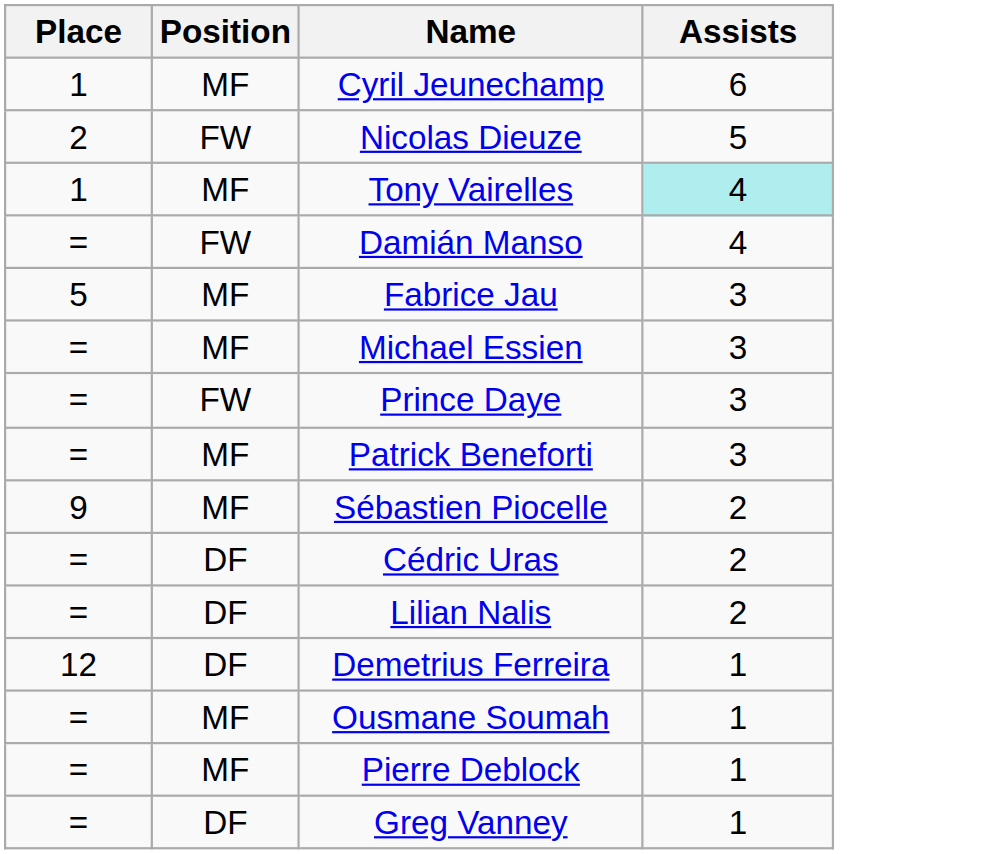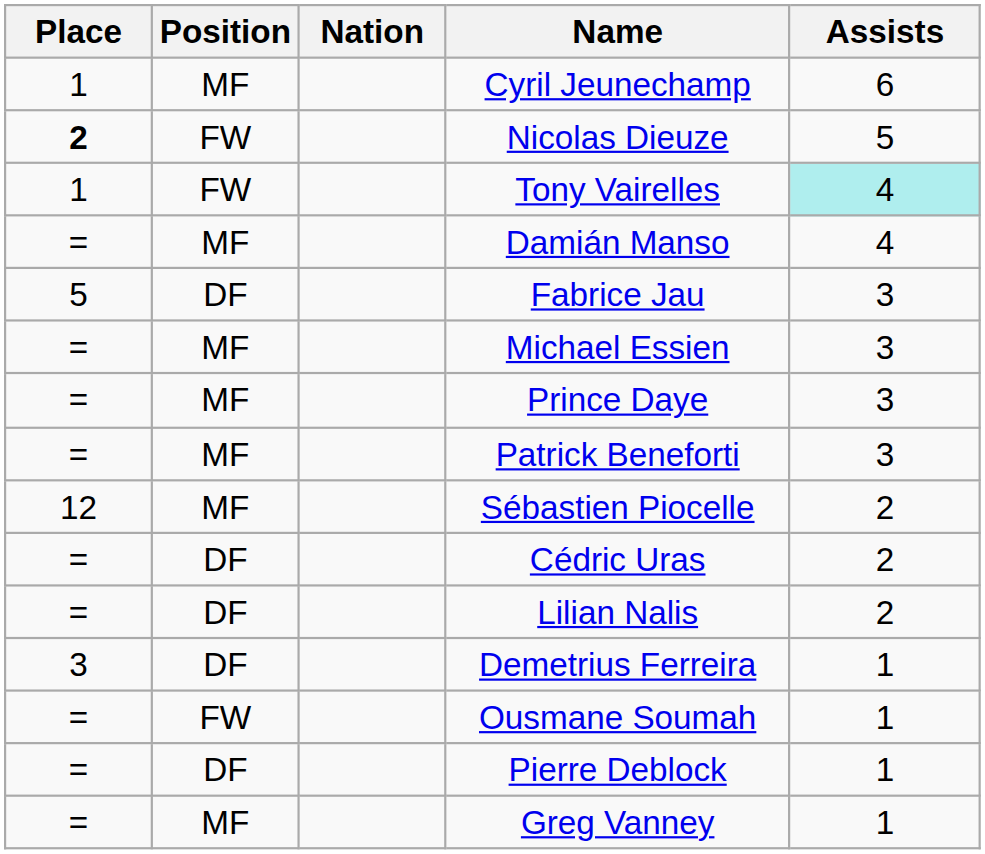+ column: (372, 32)
(79, 137) normal -> (79, 137) bold
(225, 190) MF -> (225, 190) FW
(225, 242) FW -> (225, 242) MF
(225, 295) MF -> (225, 295) DF
(225, 401) FW -> (225, 401) MF
(79, 506) 9 -> (79, 506) 12
(79, 664) 12 -> (79, 664) 3
(225, 717) MF -> (225, 717) FW
(225, 769) MF -> (225, 769) DF
(225, 822) DF -> (225, 822) MF
